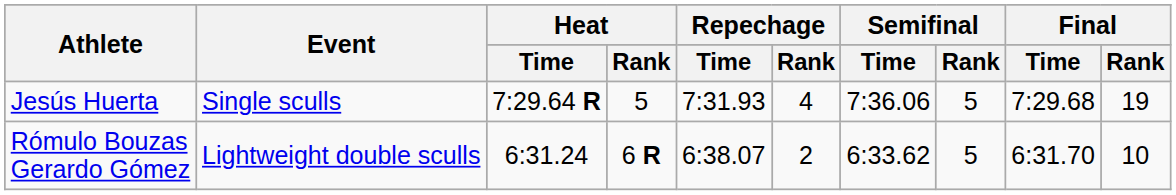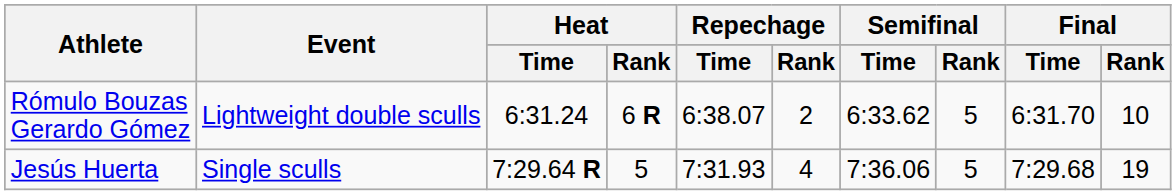rows swapped: (85, 102) <-> (101, 155)
